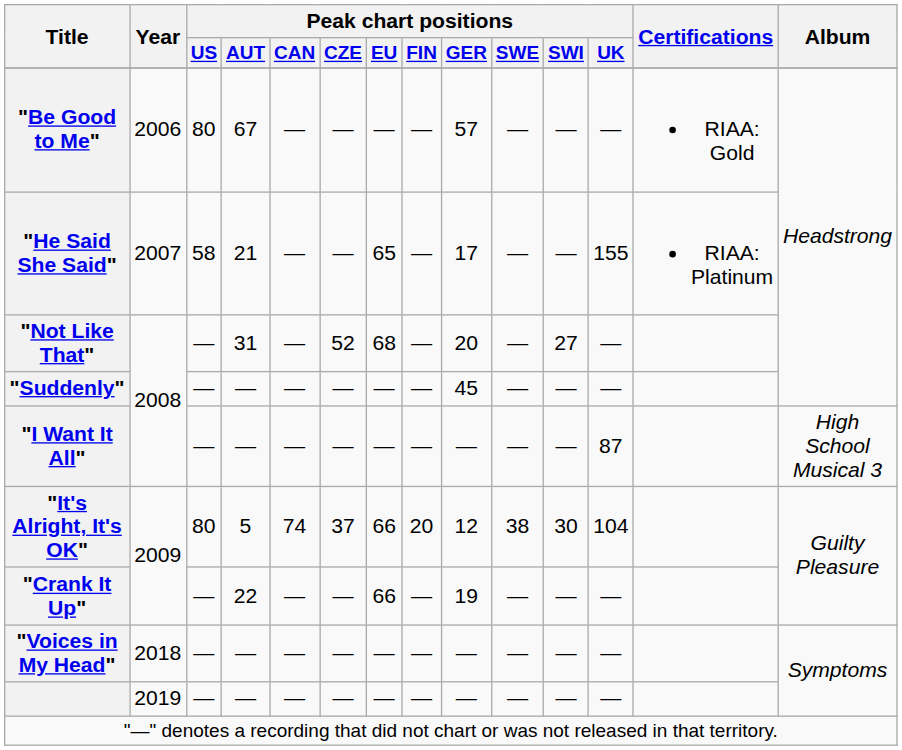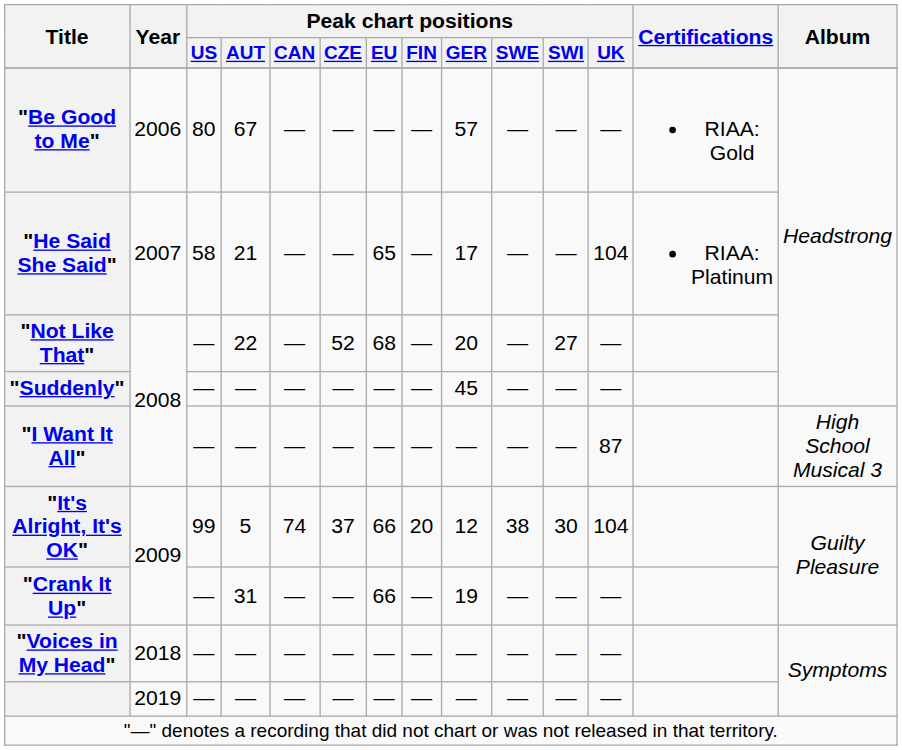(611, 252) 155 -> (611, 252) 104
(246, 343) 31 -> (246, 343) 22
(204, 526) 80 -> (204, 526) 99
(246, 595) 22 -> (246, 595) 31
